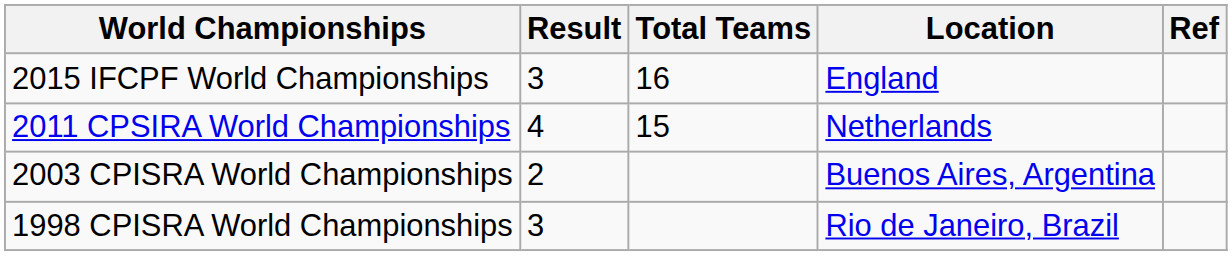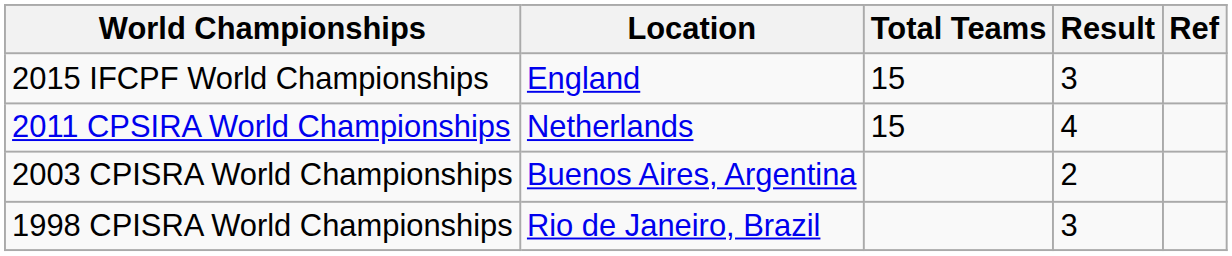columns swapped: (990, 28) <-> (574, 28)
(653, 77) 16 -> (888, 77) 15
